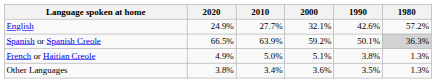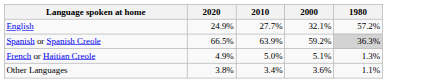- column: (358, 12)
(420, 71) 1.3% -> (371, 71) 1.1%
